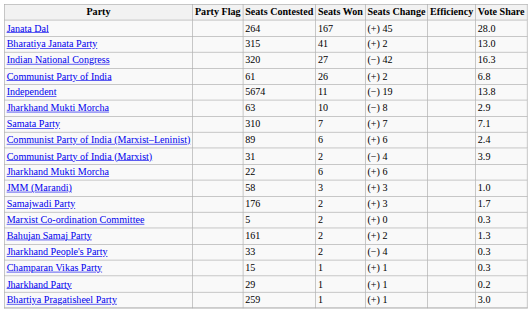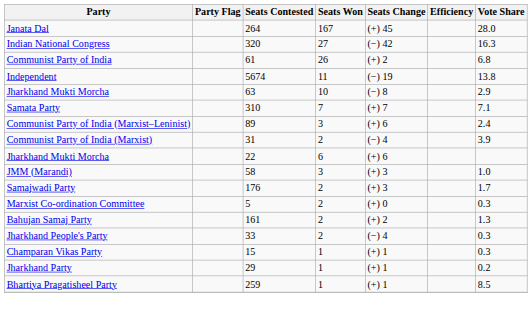- row: (52, 44)
(320, 140) 6 -> (320, 124) 3
(484, 300) 3.0 -> (484, 284) 8.5
